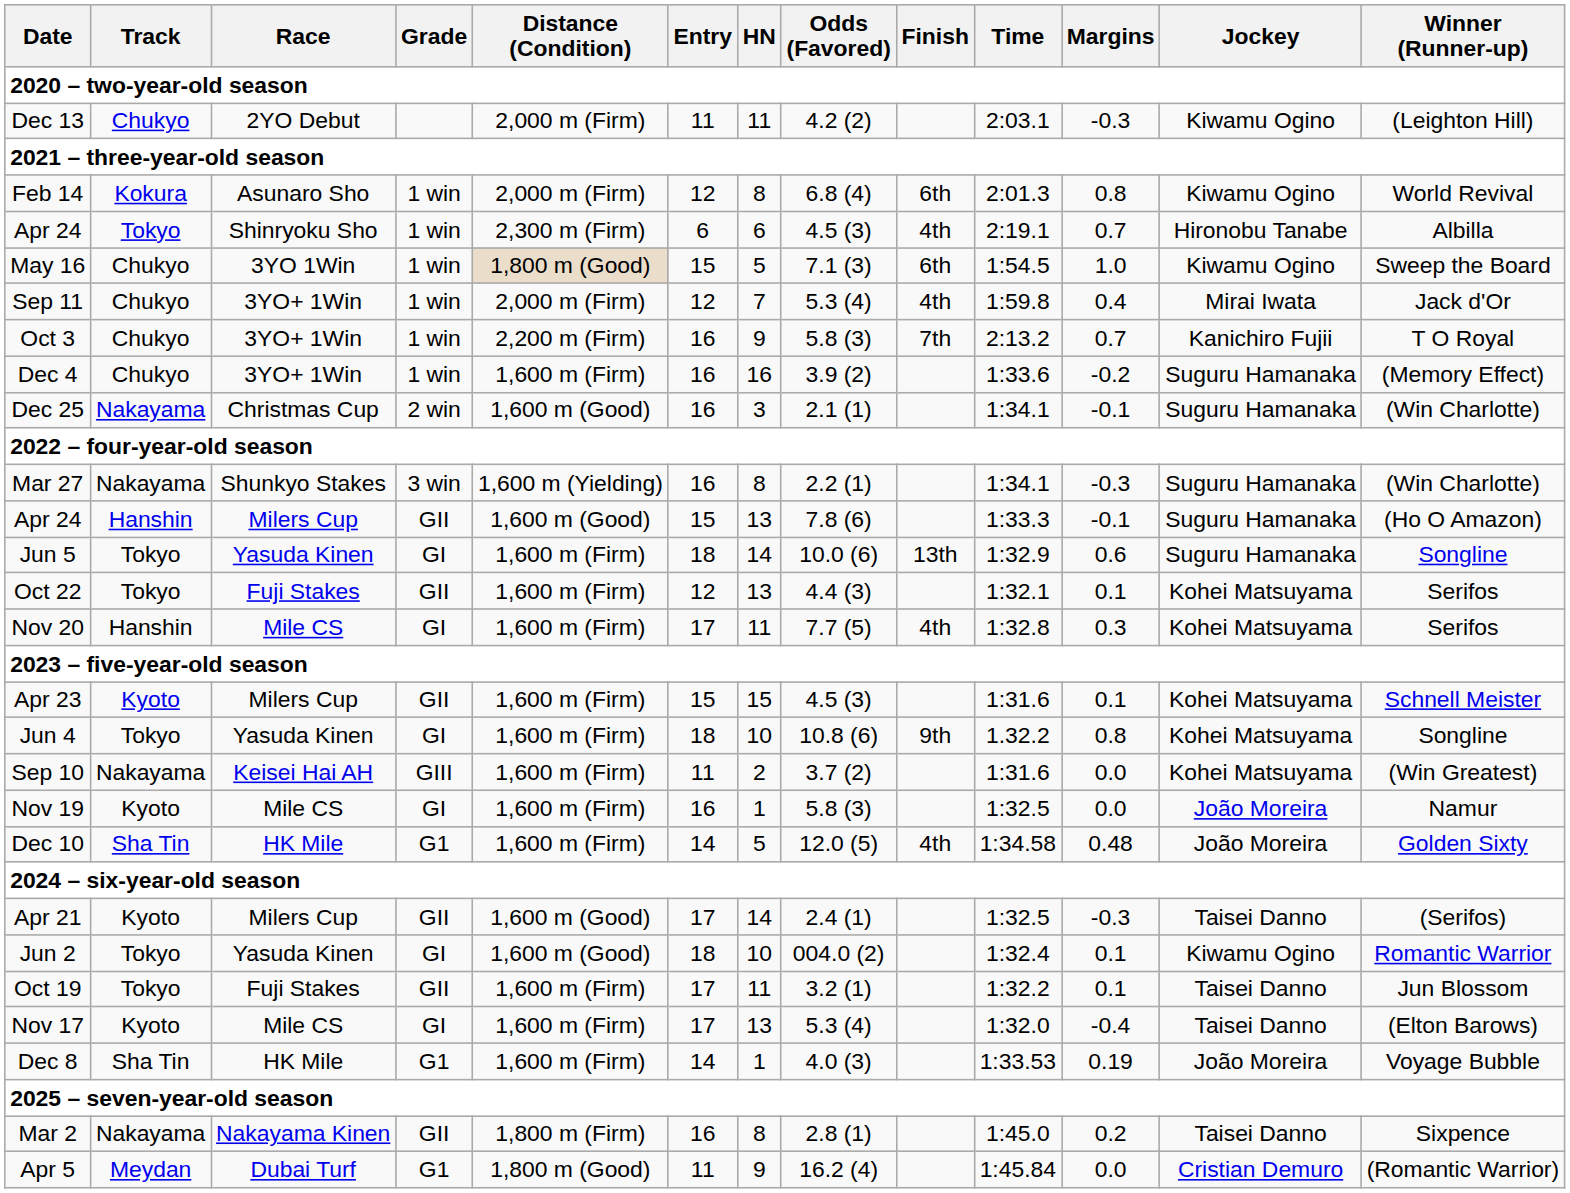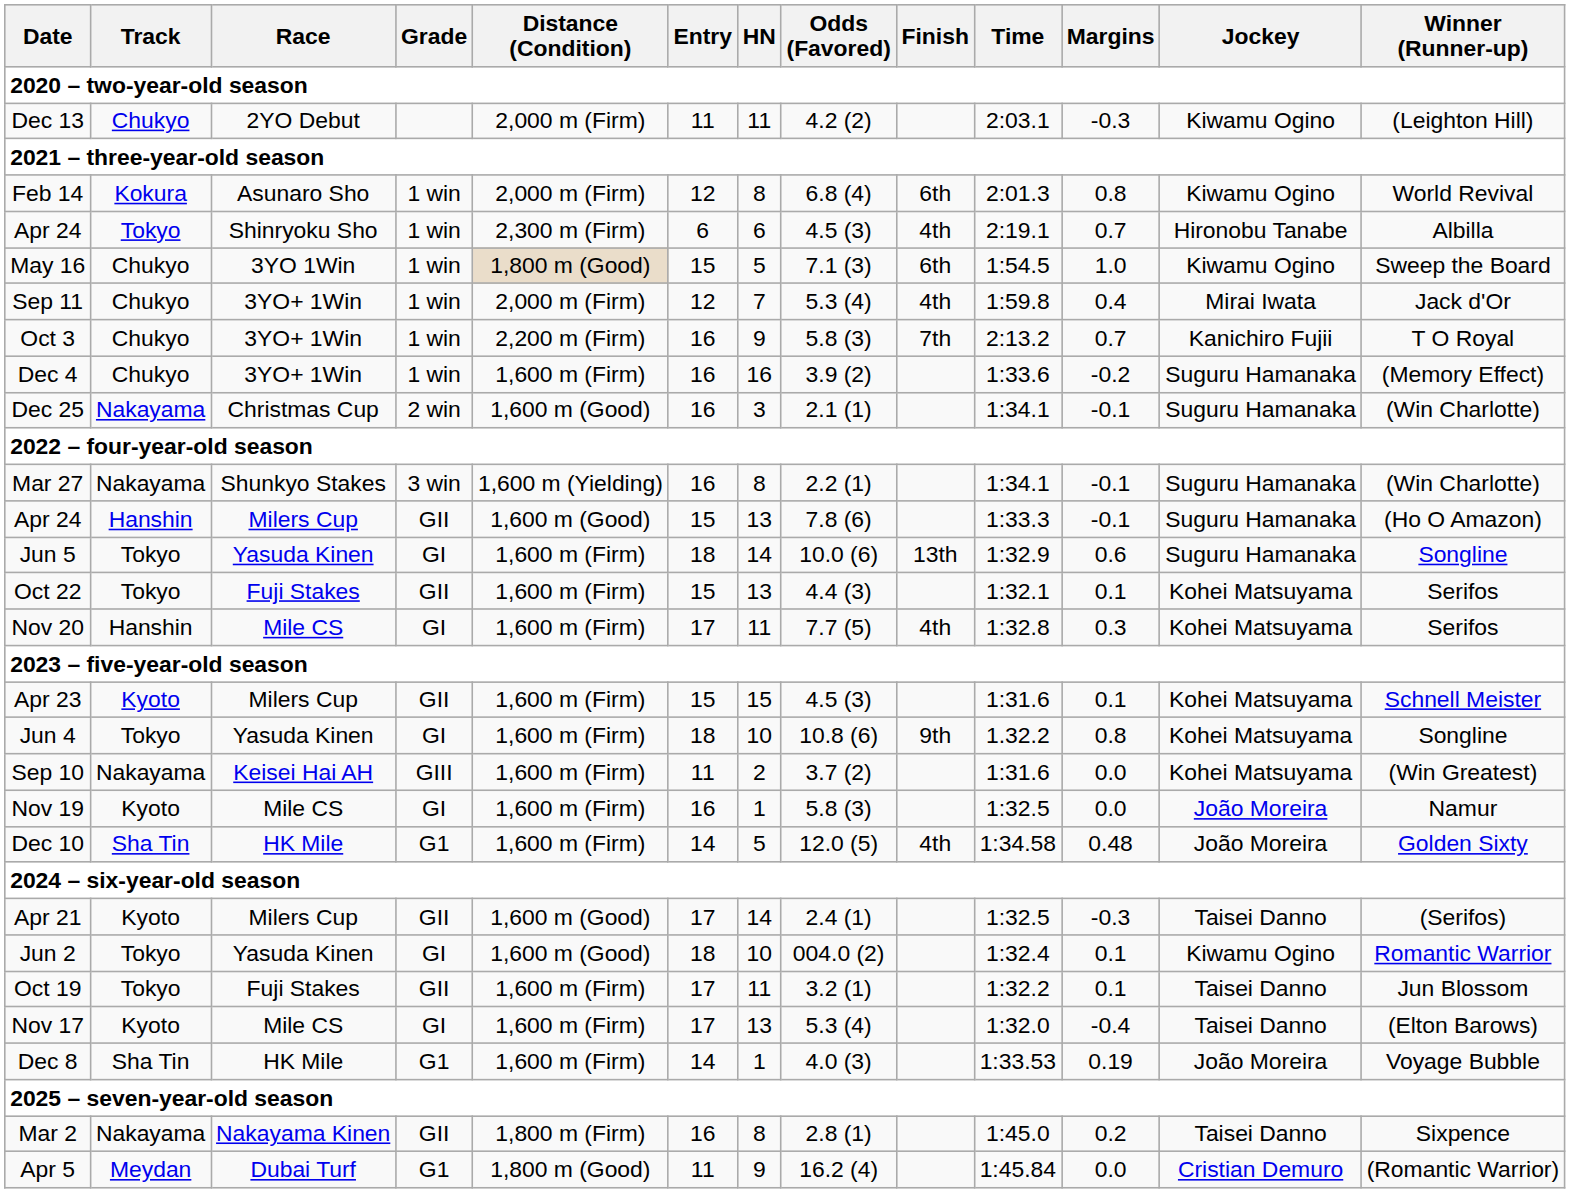(1111, 483) -0.3 -> (1111, 483) -0.1
(703, 591) 12 -> (703, 591) 15
